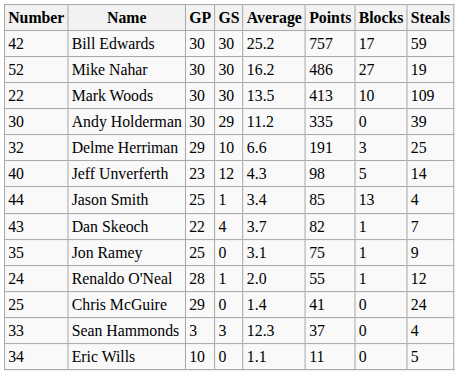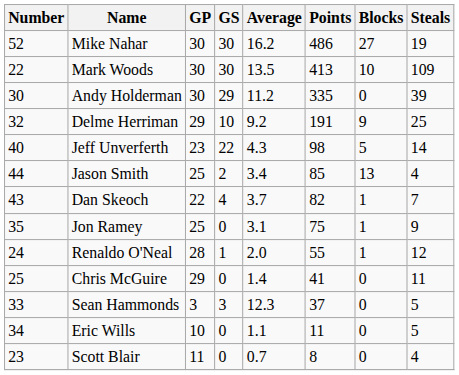- row: (113, 43)
(257, 148) 6.6 -> (257, 121) 9.2
(363, 148) 3 -> (363, 121) 9
(226, 174) 12 -> (226, 148) 22
(222, 200) 1 -> (222, 174) 2
(419, 304) 24 -> (418, 278) 11
(415, 330) 4 -> (415, 304) 5
+ row: (106, 356)
